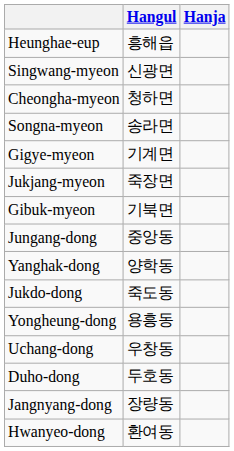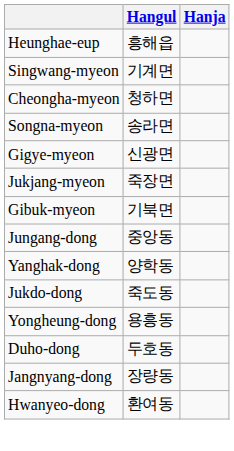(150, 70) 신광면 -> (150, 70) 기계면
(150, 154) 기계면 -> (150, 154) 신광면
- row: (51, 349)
